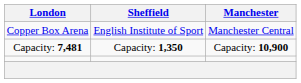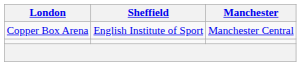- row: (48, 47)
